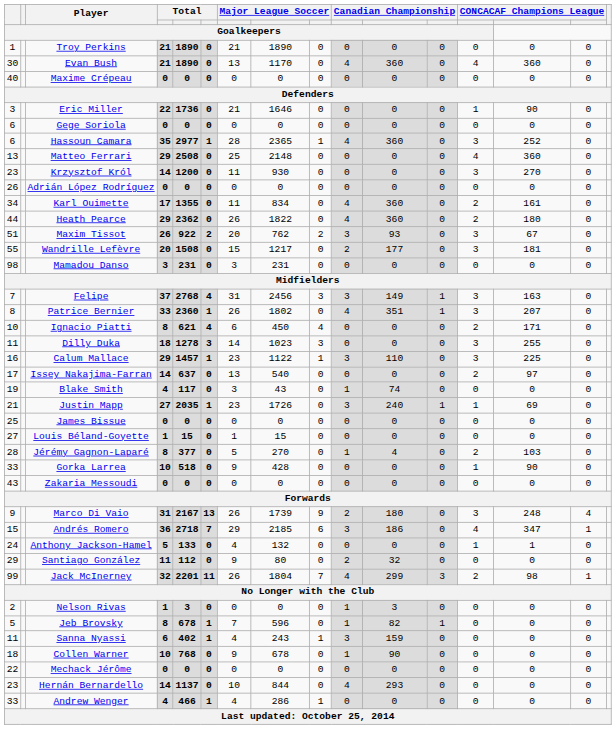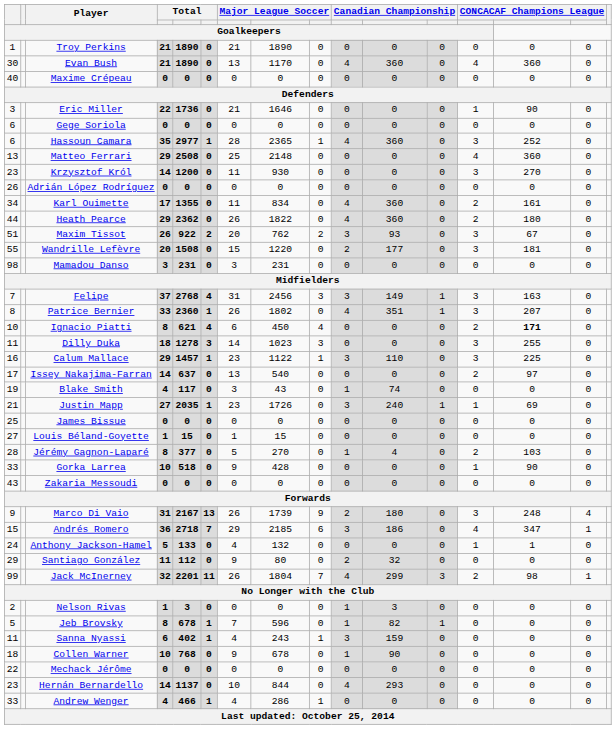(280, 250) 1217 -> (280, 250) 1220
(532, 328) normal -> (532, 328) bold
